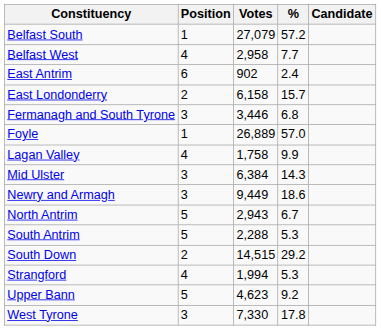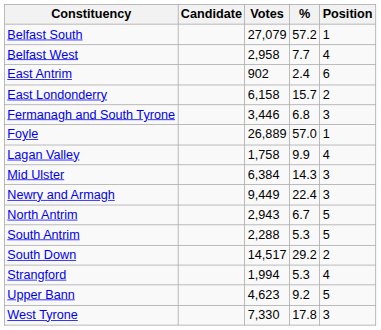columns swapped: (342, 14) <-> (206, 14)
(293, 194) 18.6 -> (305, 194) 22.4
(256, 255) 14,515 -> (267, 255) 14,517
